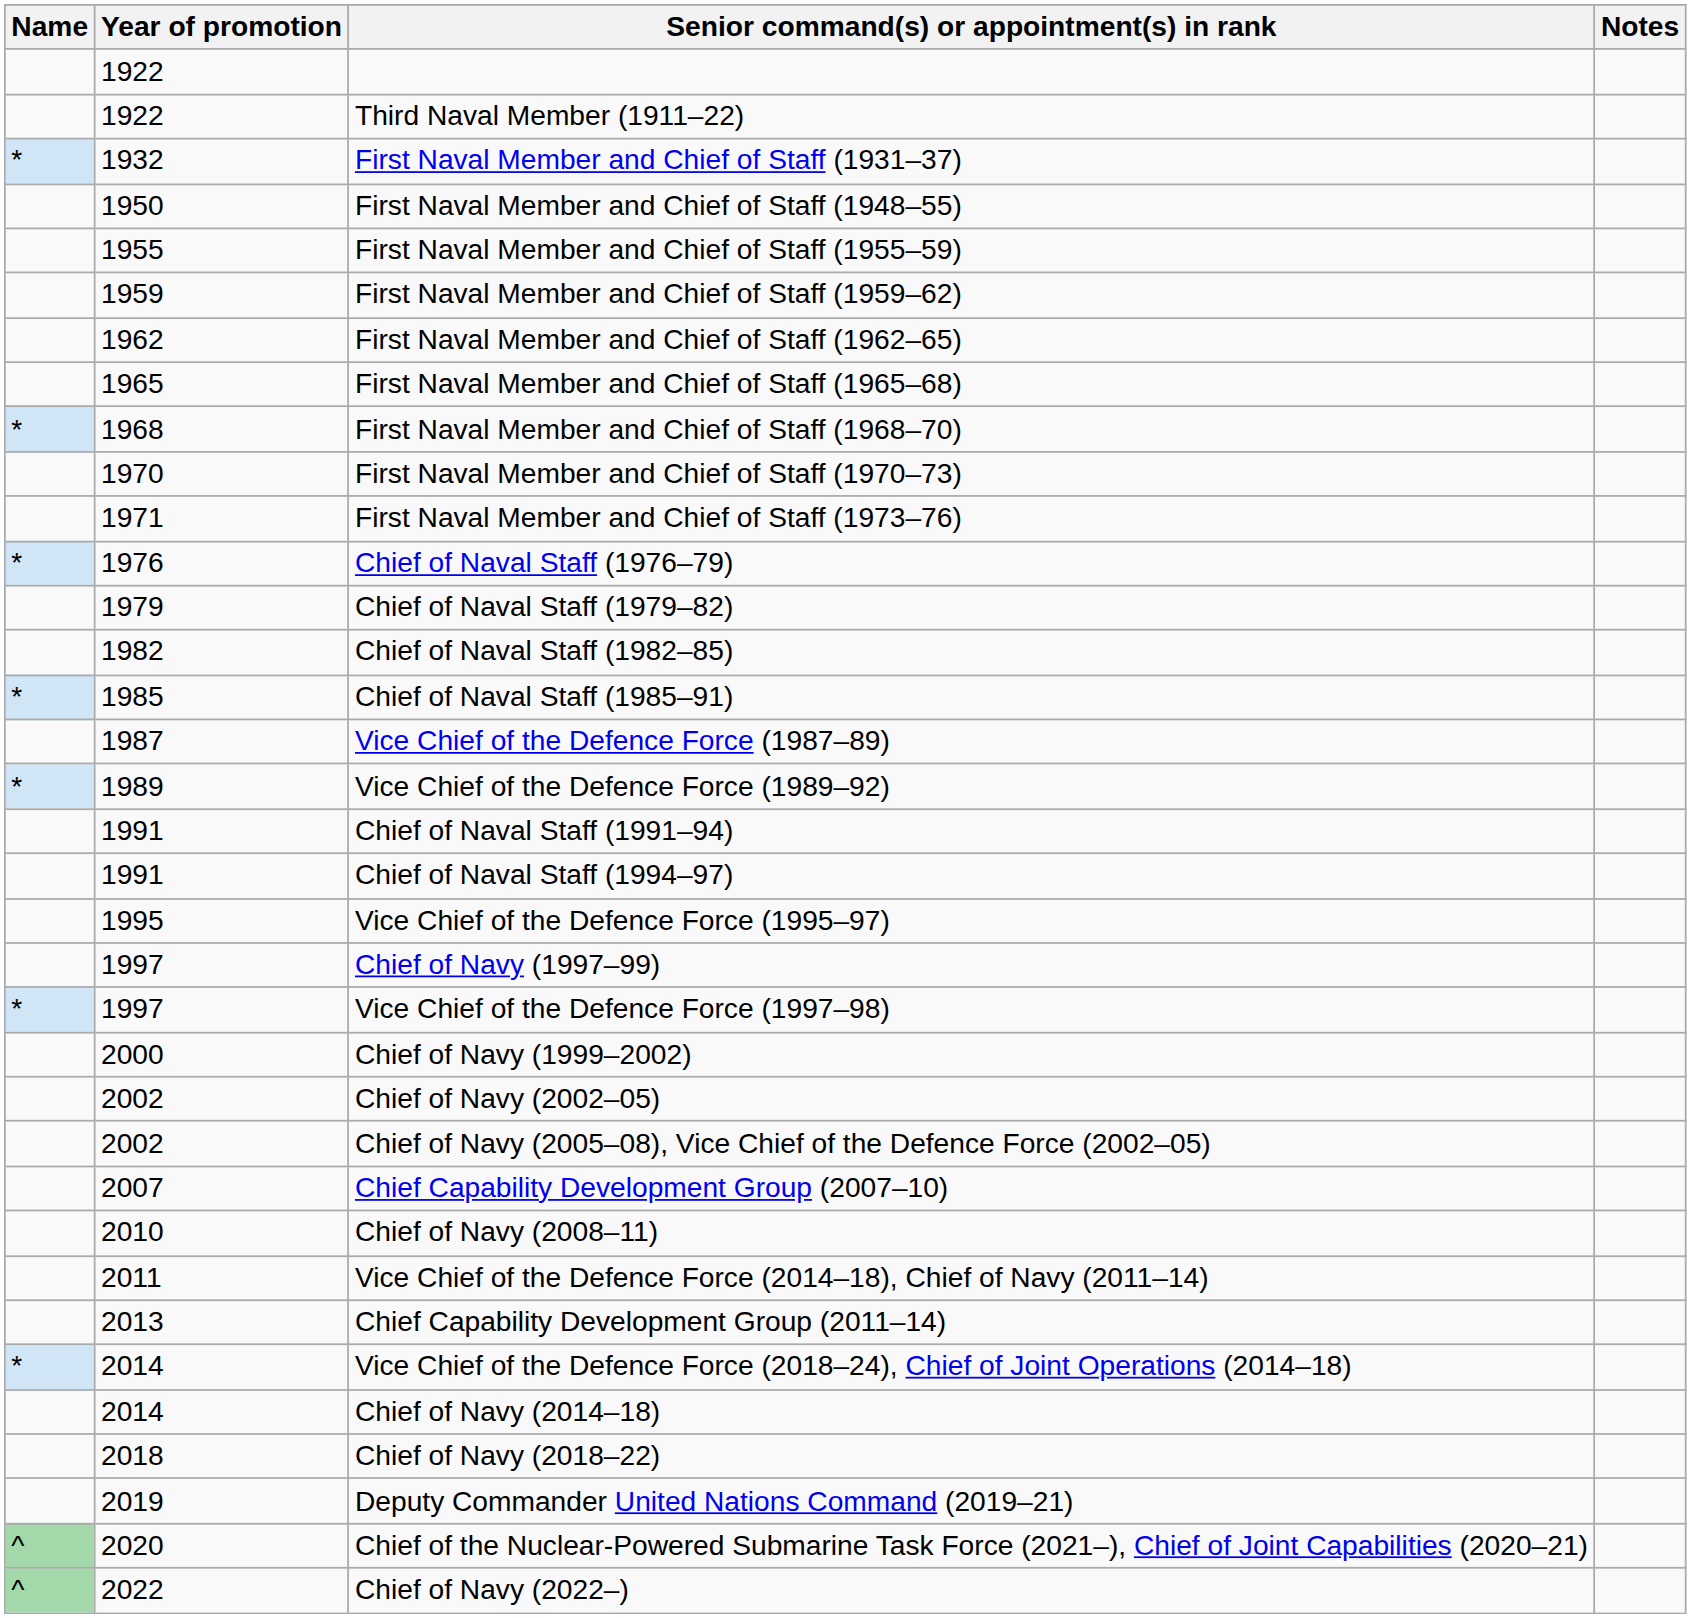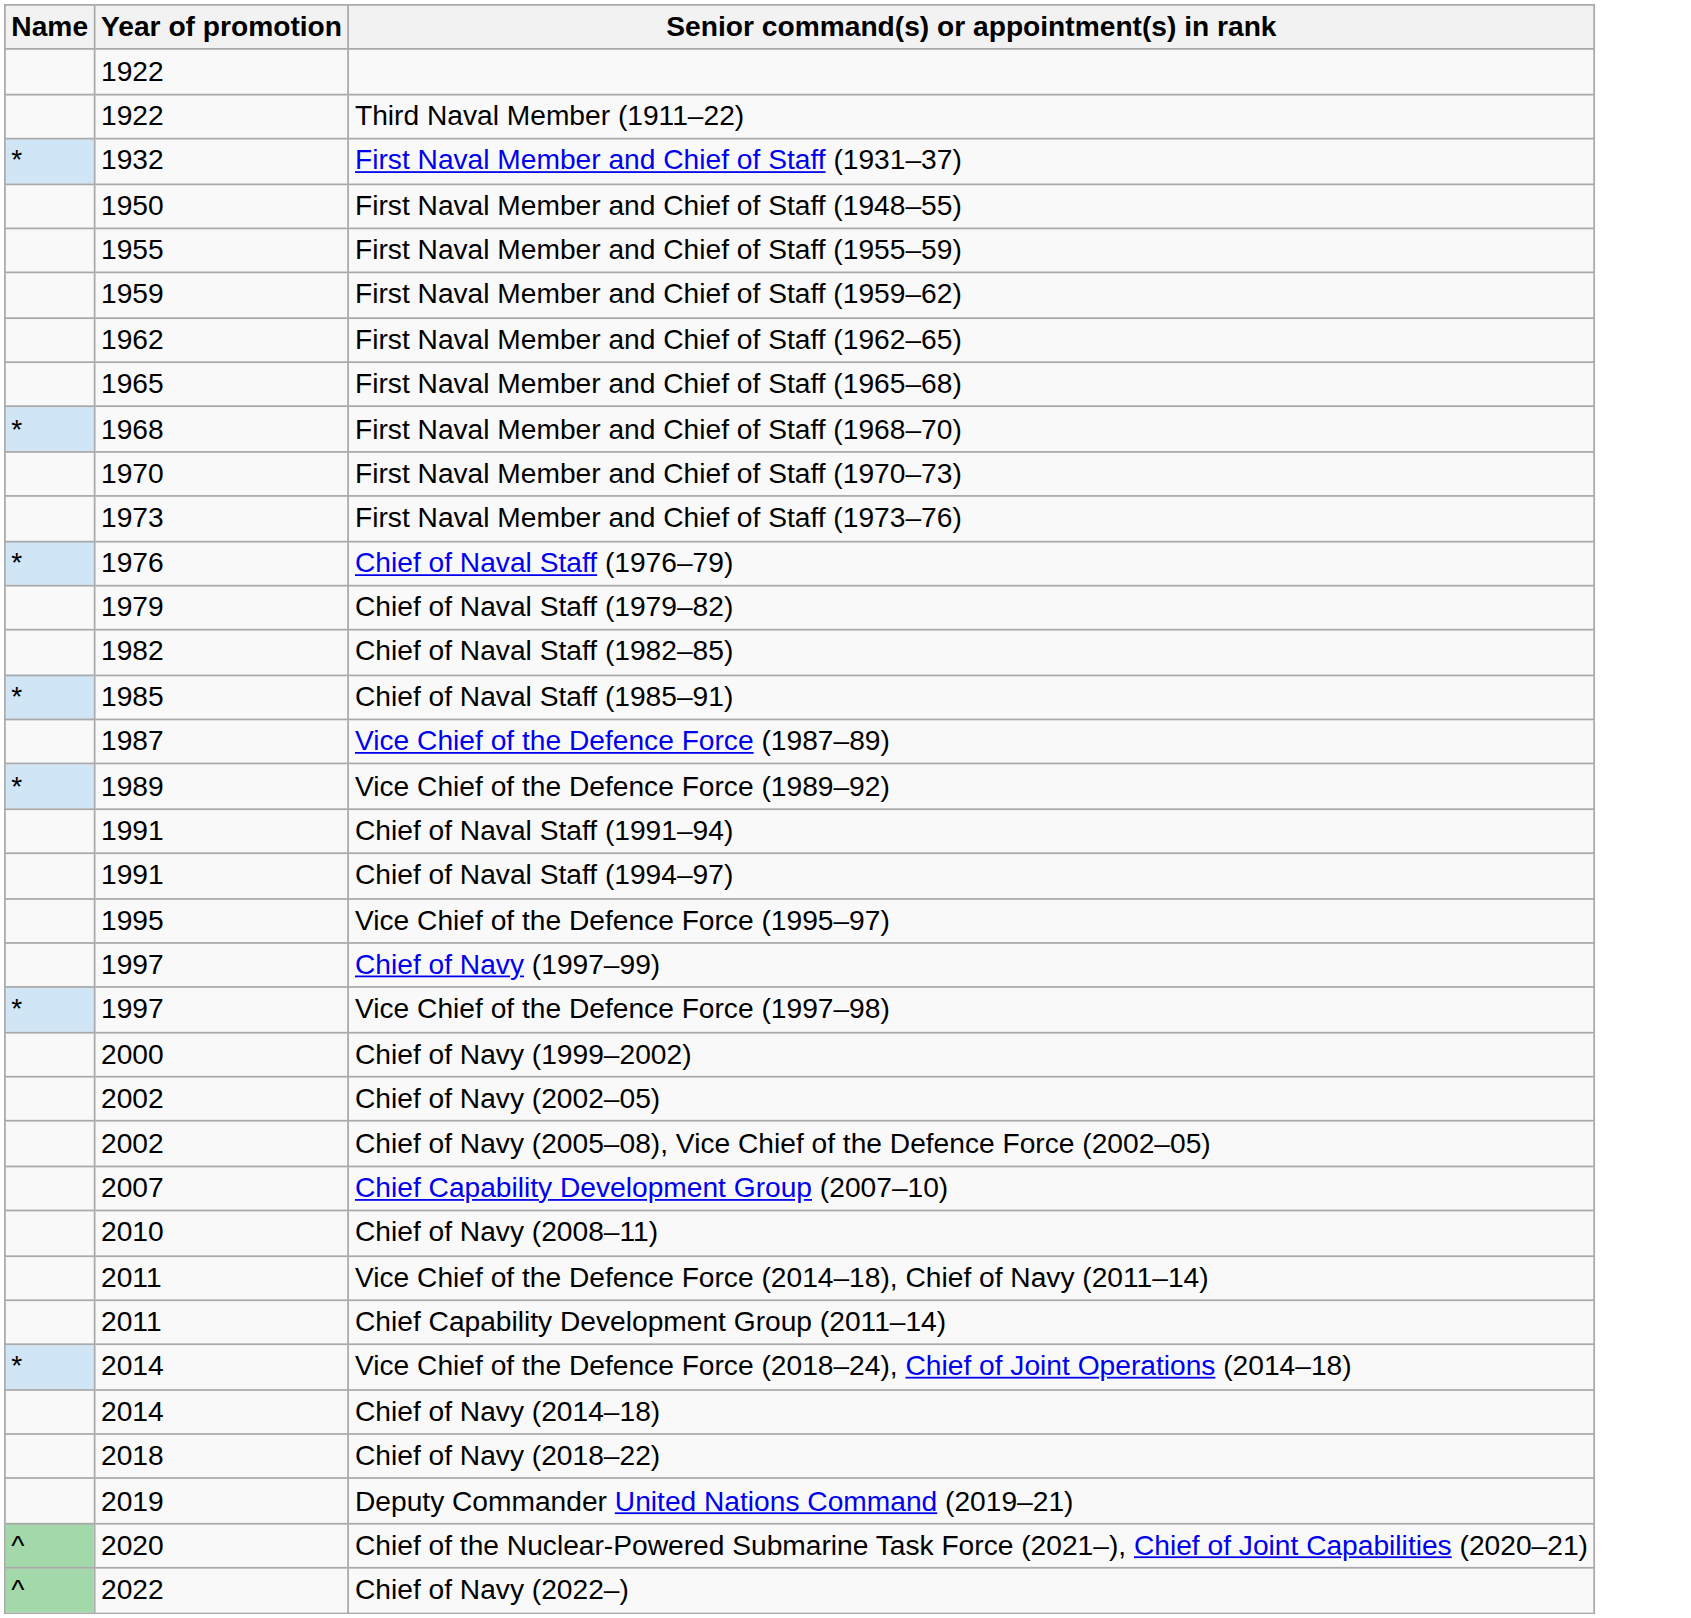- column: (1640, 26)
(132, 518) 1971 -> (132, 518) 1973
(132, 1321) 2013 -> (131, 1321) 2011
